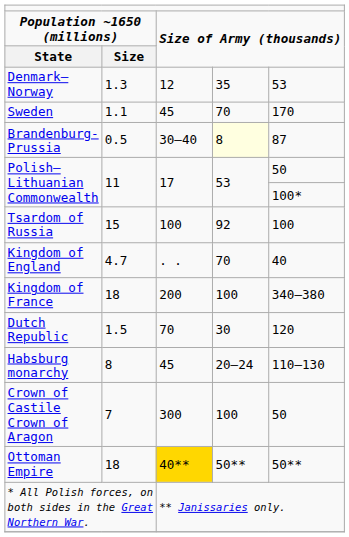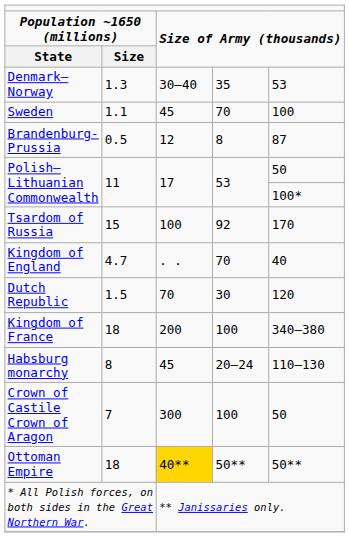(167, 84) 12 -> (178, 84) 30–40
(283, 112) 170 -> (283, 112) 100
(178, 140) 30–40 -> (167, 140) 12
(219, 140) lightyellow background -> (219, 140) no background
(283, 225) 100 -> (283, 225) 170
rows swapped: (38, 330) <-> (46, 295)
